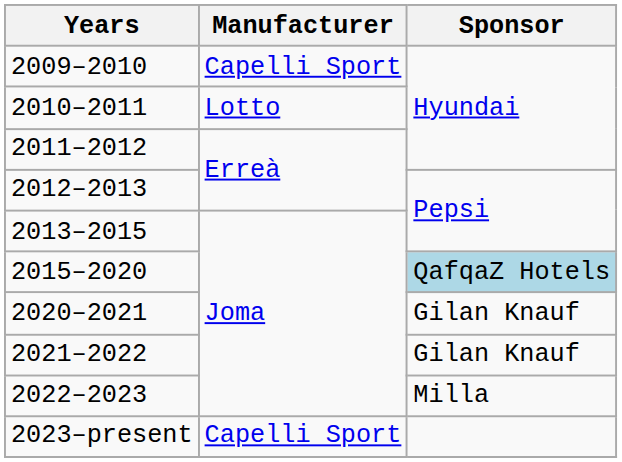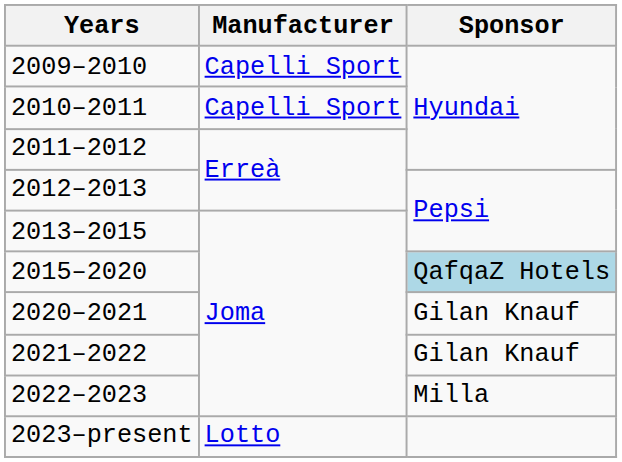(242, 108) Lotto -> (303, 108) Capelli Sport
(303, 437) Capelli Sport -> (242, 437) Lotto
